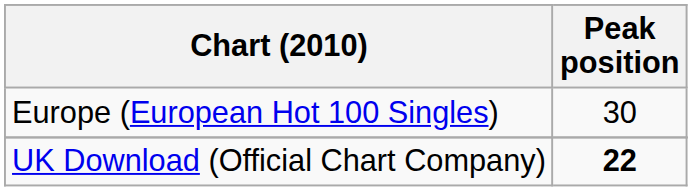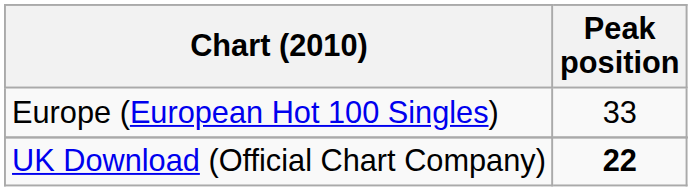(620, 112) 30 -> (620, 112) 33
